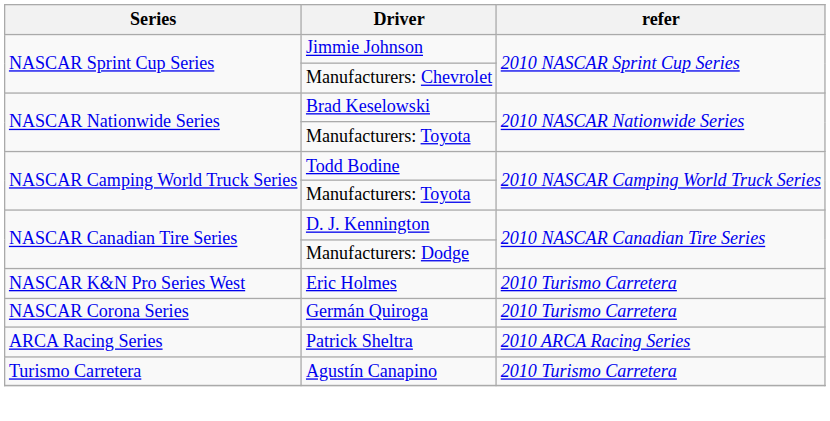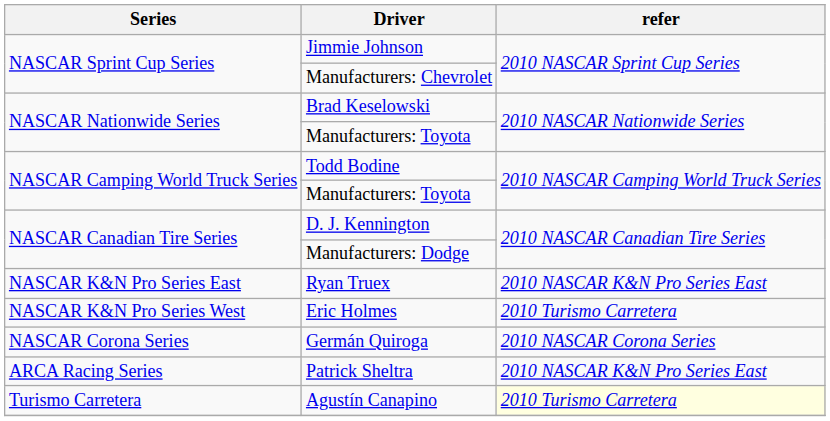+ row: (125, 283)
(589, 312) 2010 Turismo Carretera -> (608, 341) 2010 NASCAR Corona Series
(596, 341) 2010 ARCA Racing Series -> (634, 371) 2010 NASCAR K&N Pro Series East
(589, 371) no background -> (589, 400) lightyellow background
